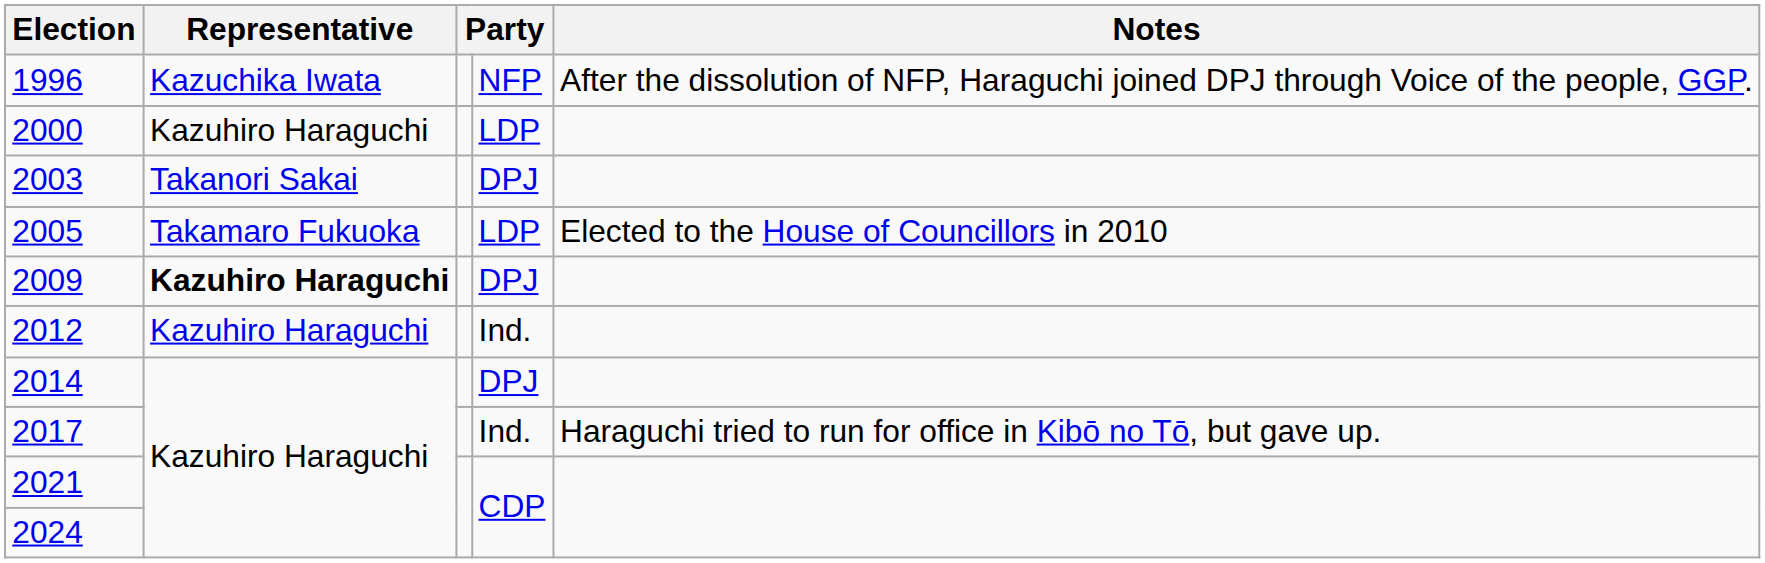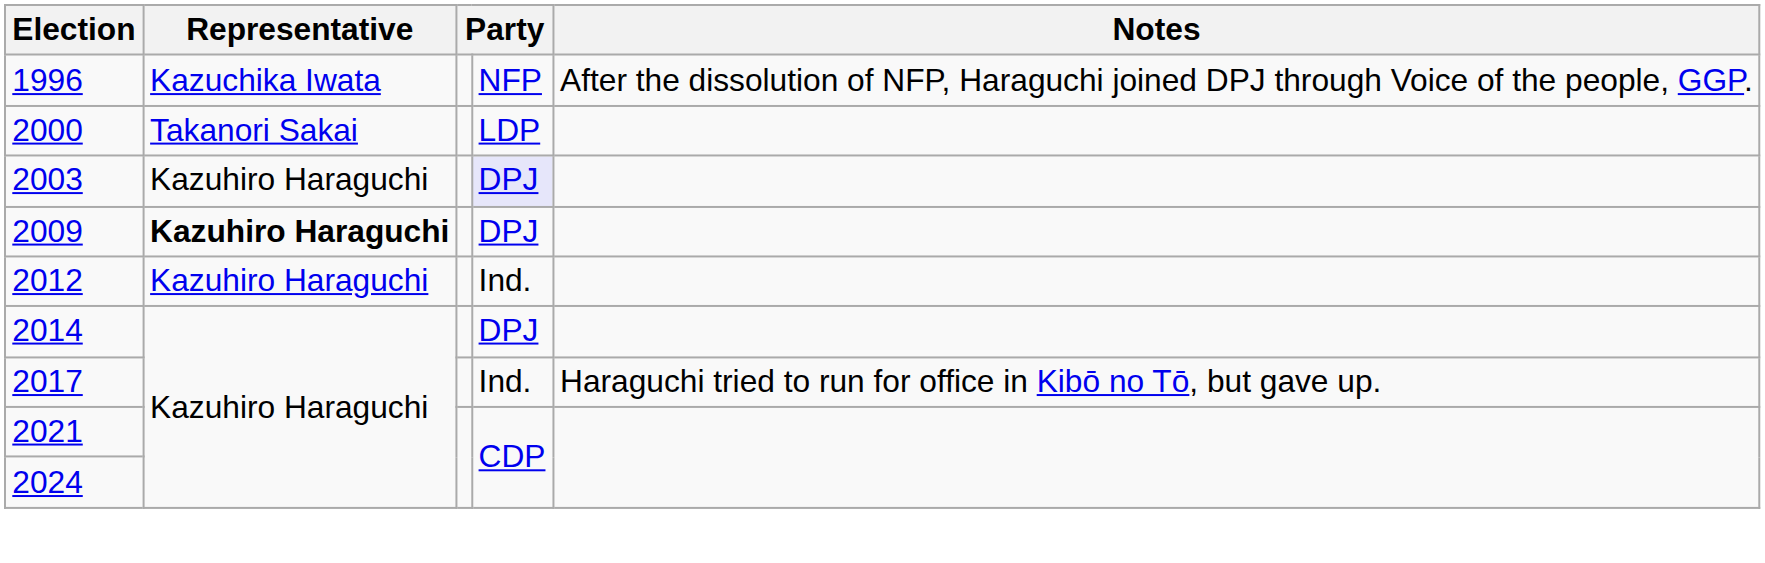(289, 130) Kazuhiro Haraguchi -> (254, 130) Takanori Sakai
(254, 180) Takanori Sakai -> (289, 180) Kazuhiro Haraguchi
(509, 180) no background -> (509, 180) lavender background
- row: (48, 230)
